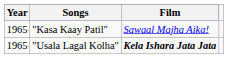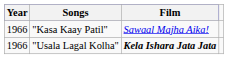(17, 29) 1965 -> (17, 29) 1966
(17, 45) 1965 -> (17, 45) 1966
